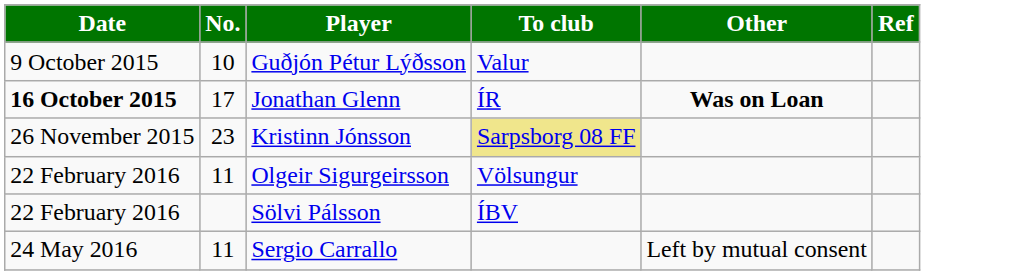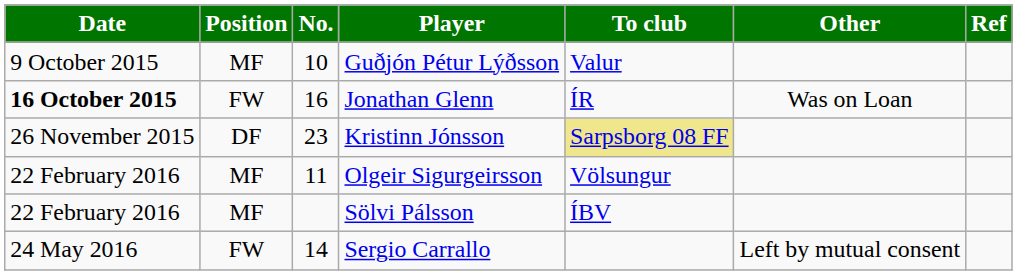+ column: (246, 23)
(223, 99) 17 -> (316, 99) 16
(757, 99) bold -> (850, 99) normal
(223, 250) 11 -> (316, 250) 14
